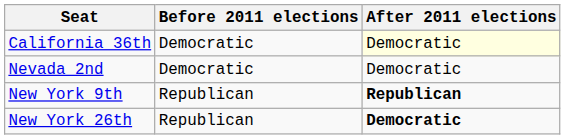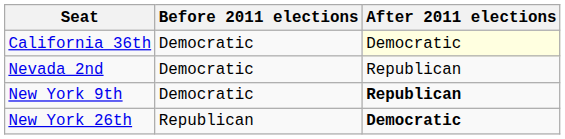(414, 69) Democratic -> (414, 69) Republican
(206, 95) Republican -> (206, 95) Democratic
